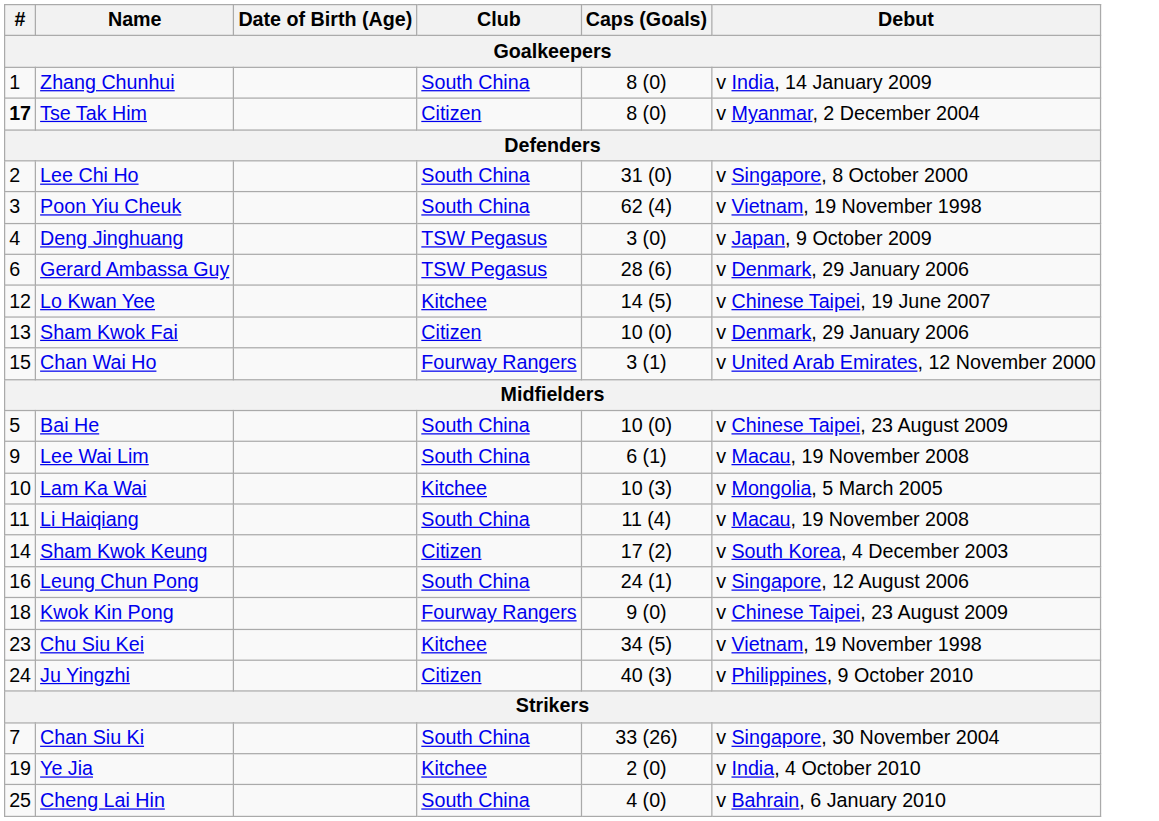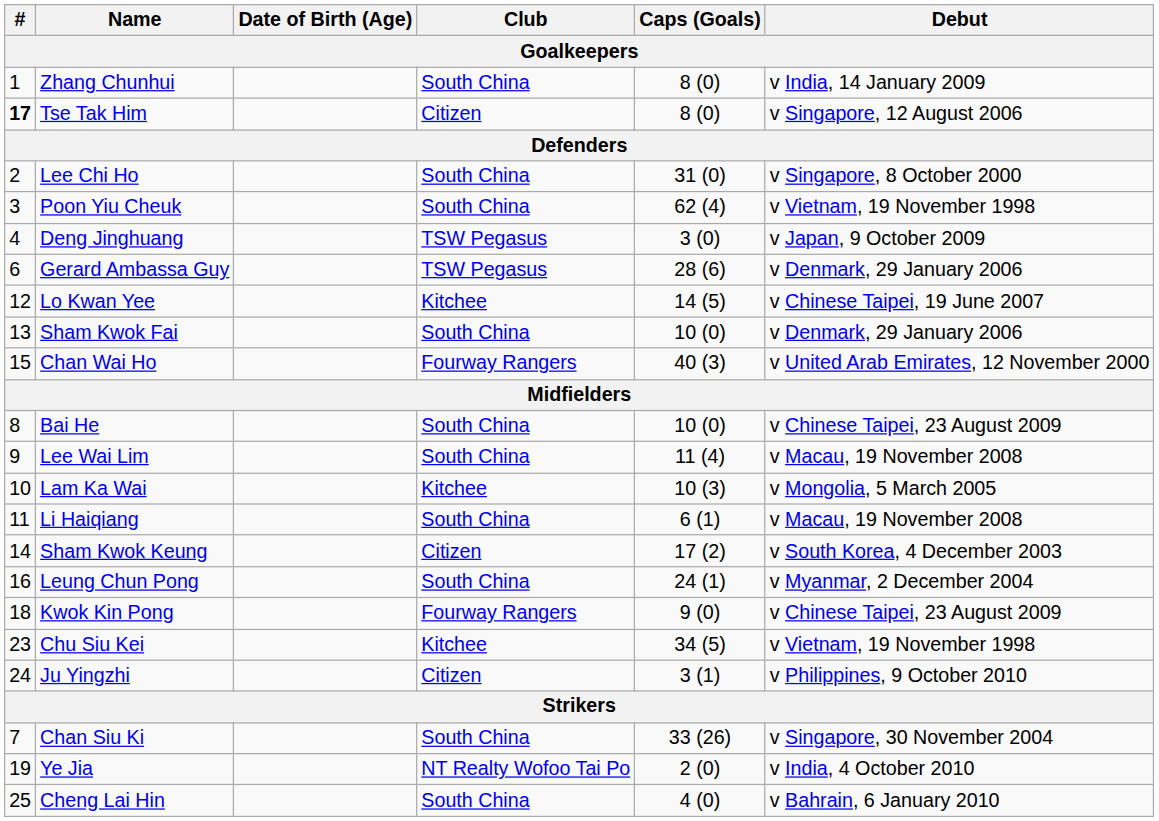(848, 113) v Myanmar, 2 December 2004 -> (896, 113) v Singapore, 12 August 2006
(451, 332) Citizen -> (475, 332) South China
(646, 363) 3 (1) -> (700, 363) 40 (3)
(15, 425) 5 -> (15, 425) 8
(646, 457) 6 (1) -> (700, 457) 11 (4)
(646, 519) 11 (4) -> (700, 519) 6 (1)
(843, 581) v Singapore, 12 August 2006 -> (902, 581) v Myanmar, 2 December 2004
(646, 675) 40 (3) -> (700, 675) 3 (1)
(454, 769) Kitchee -> (526, 769) NT Realty Wofoo Tai Po
